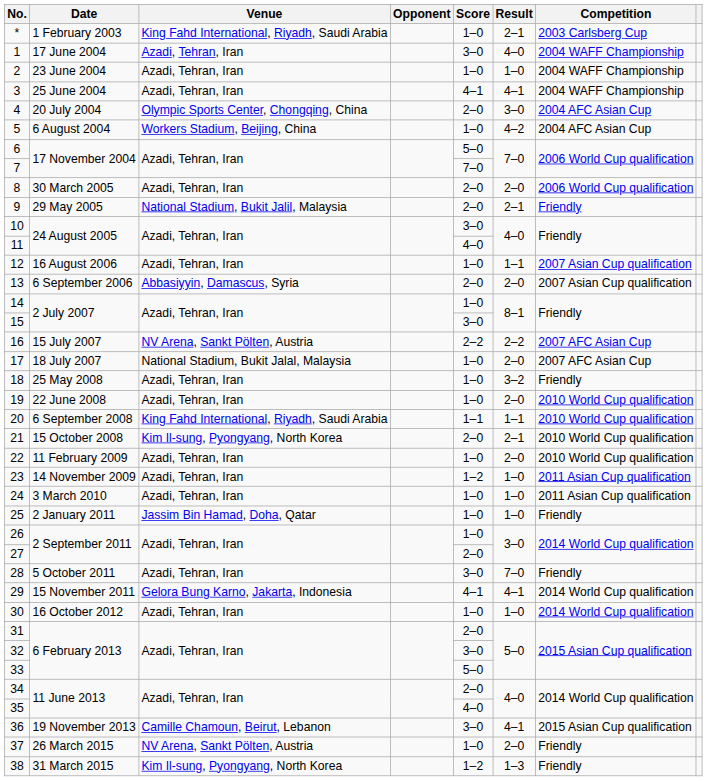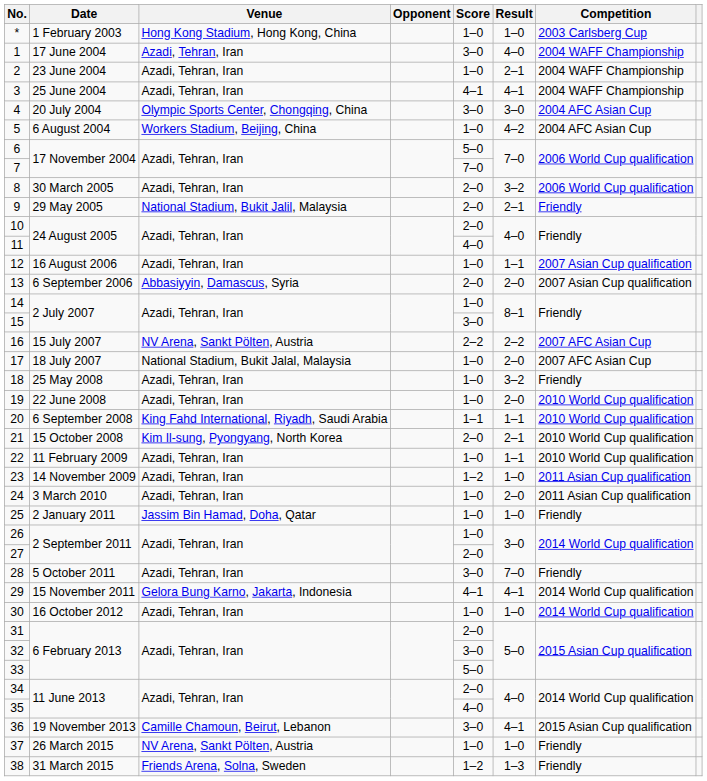(264, 33) King Fahd International, Riyadh, Saudi Arabia -> (249, 33) Hong Kong Stadium, Hong Kong, China
(514, 33) 2–1 -> (514, 33) 1–0
(514, 71) 1–0 -> (514, 71) 2–1
(473, 110) 2–0 -> (473, 110) 3–0
(514, 187) 2–0 -> (514, 187) 3–2
(473, 226) 3–0 -> (473, 226) 2–0
(514, 457) 2–0 -> (514, 457) 1–1
(514, 496) 1–0 -> (514, 496) 2–0
(514, 746) 2–0 -> (514, 746) 1–0
(242, 766) Kim Il-sung, Pyongyang, North Korea -> (224, 766) Friends Arena, Solna, Sweden
